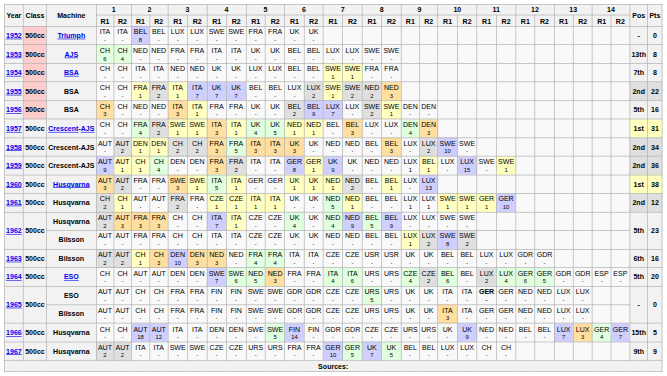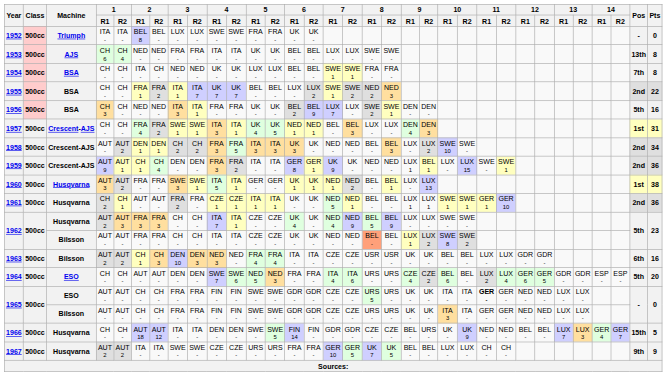(159, 73) ITA - -> (159, 73) CH -
(655, 203) 12 -> (655, 203) 36
(372, 240) no background -> (372, 240) lightsalmon background
(410, 333) URS - -> (410, 333) BEL -
